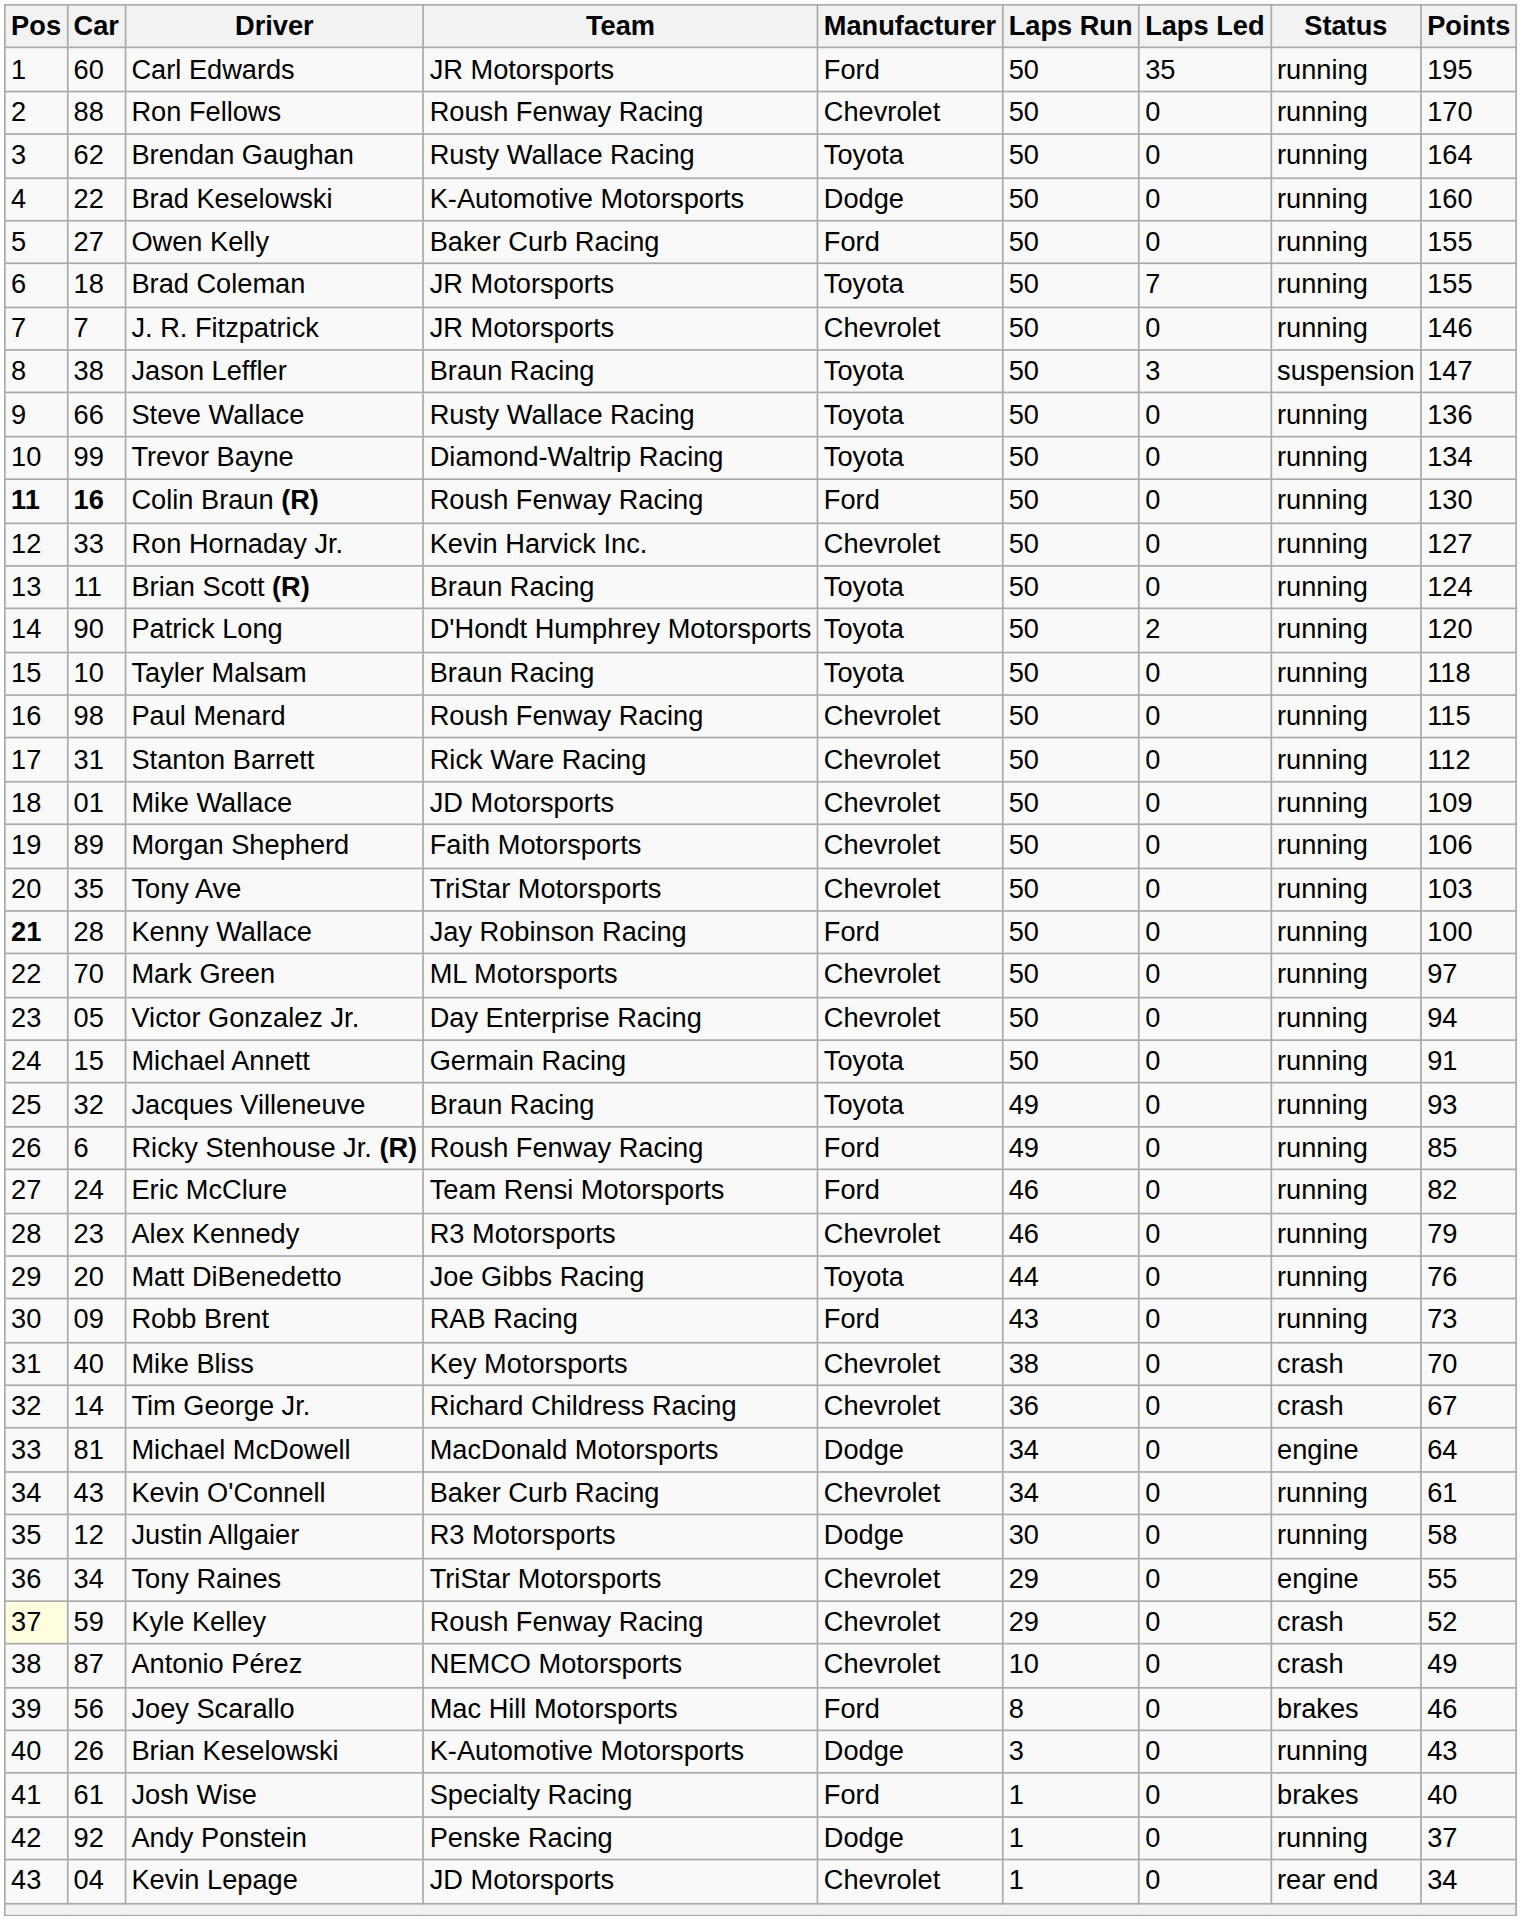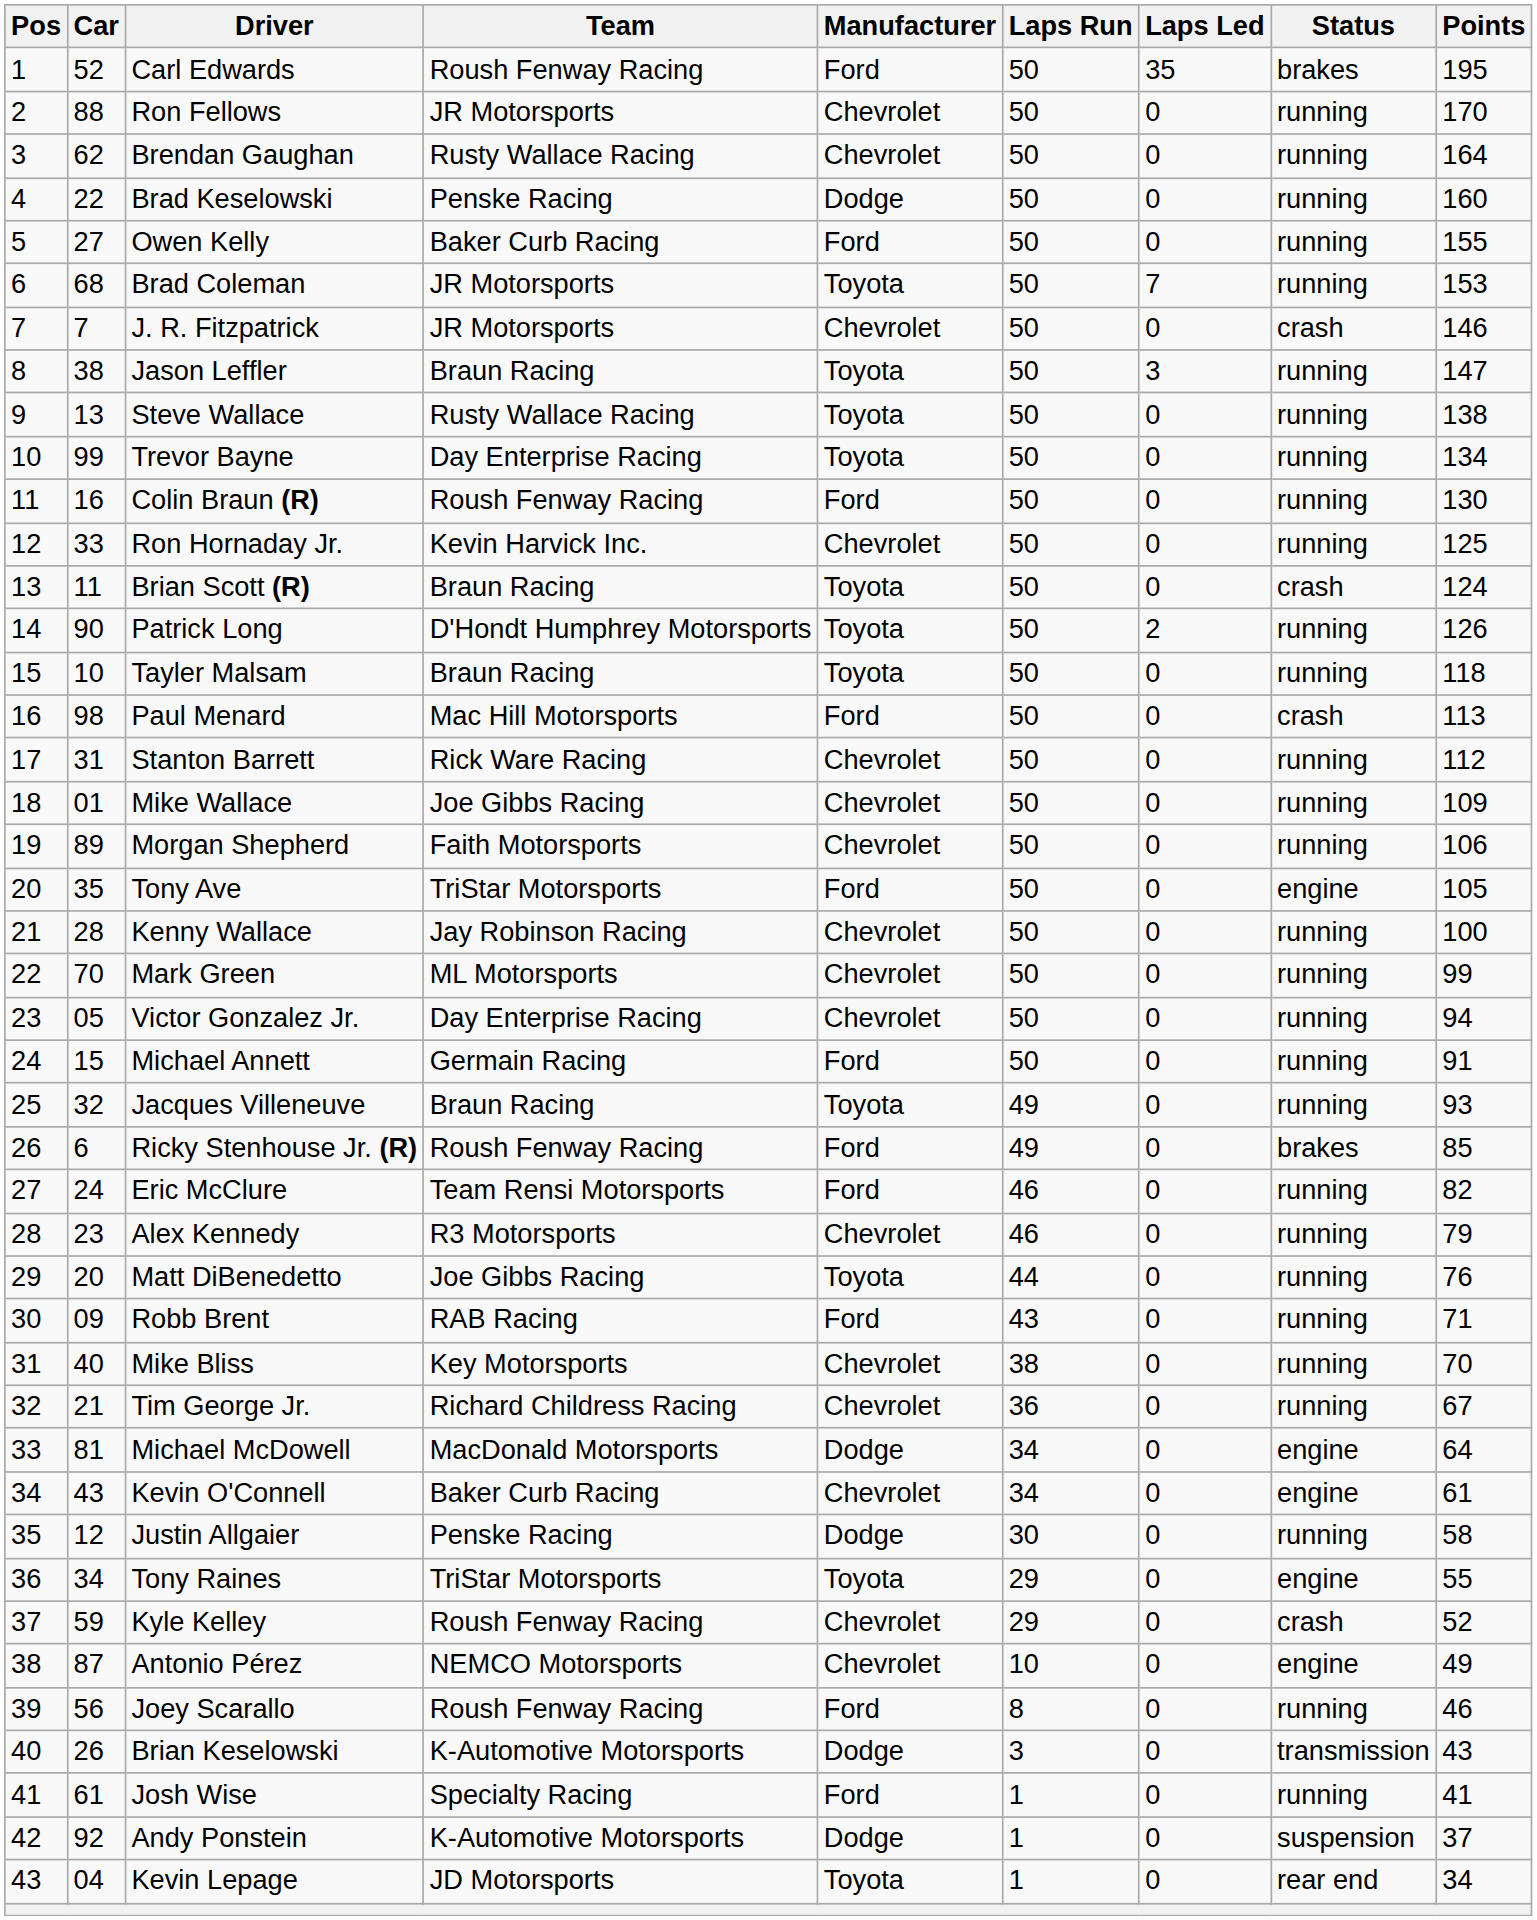(89, 69) 60 -> (89, 69) 52
(522, 69) JR Motorsports -> (567, 69) Roush Fenway Racing
(1322, 69) running -> (1318, 69) brakes
(567, 112) Roush Fenway Racing -> (522, 112) JR Motorsports
(864, 155) Toyota -> (882, 155) Chevrolet
(587, 198) K-Automotive Motorsports -> (521, 198) Penske Racing
(89, 284) 18 -> (89, 284) 68
(1450, 284) 155 -> (1465, 284) 153
(1322, 328) running -> (1310, 328) crash
(1346, 371) suspension -> (1322, 371) running
(89, 414) 66 -> (89, 414) 13
(1450, 414) 136 -> (1465, 414) 138
(577, 457) Diamond-Waltrip Racing -> (566, 457) Day Enterprise Racing
(26, 500) bold -> (25, 500) normal
(89, 500) bold -> (89, 500) normal
(1450, 543) 127 -> (1465, 543) 125
(1322, 586) running -> (1310, 586) crash
(1450, 629) 120 -> (1465, 629) 126
(567, 716) Roush Fenway Racing -> (554, 716) Mac Hill Motorsports
(882, 716) Chevrolet -> (852, 716) Ford
(1322, 716) running -> (1310, 716) crash
(1449, 716) 115 -> (1464, 716) 113
(522, 802) JD Motorsports -> (537, 802) Joe Gibbs Racing
(882, 888) Chevrolet -> (852, 888) Ford
(1322, 888) running -> (1318, 888) engine
(1450, 888) 103 -> (1465, 888) 105
(26, 931) bold -> (26, 931) normal
(852, 931) Ford -> (882, 931) Chevrolet
(1442, 975) 97 -> (1457, 975) 99
(864, 1061) Toyota -> (852, 1061) Ford
(1322, 1147) running -> (1318, 1147) brakes
(1442, 1320) 73 -> (1457, 1320) 71
(1310, 1363) crash -> (1322, 1363) running
(89, 1406) 14 -> (89, 1406) 21
(1310, 1406) crash -> (1322, 1406) running
(1322, 1492) running -> (1318, 1492) engine
(523, 1535) R3 Motorsports -> (521, 1535) Penske Racing
(882, 1579) Chevrolet -> (864, 1579) Toyota
(26, 1622) lightyellow background -> (26, 1622) no background
(1310, 1665) crash -> (1318, 1665) engine
(554, 1708) Mac Hill Motorsports -> (567, 1708) Roush Fenway Racing
(1318, 1708) brakes -> (1322, 1708) running
(1322, 1751) running -> (1353, 1751) transmission
(1318, 1794) brakes -> (1322, 1794) running
(1442, 1794) 40 -> (1457, 1794) 41
(521, 1837) Penske Racing -> (587, 1837) K-Automotive Motorsports
(1322, 1837) running -> (1346, 1837) suspension
(882, 1880) Chevrolet -> (864, 1880) Toyota
